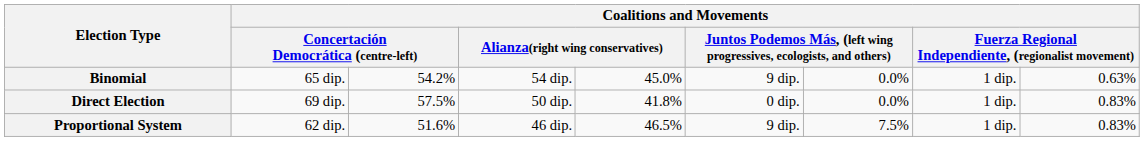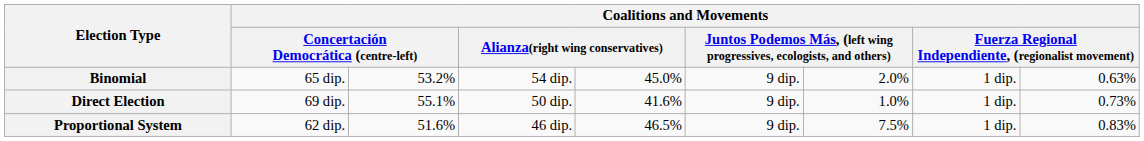(436, 78) 54.2% -> (436, 78) 53.2%
(894, 78) 0.0% -> (894, 78) 2.0%
(436, 101) 57.5% -> (436, 101) 55.1%
(663, 101) 41.8% -> (663, 101) 41.6%
(783, 101) 0 dip. -> (783, 101) 9 dip.
(894, 101) 0.0% -> (894, 101) 1.0%
(1117, 101) 0.83% -> (1117, 101) 0.73%
